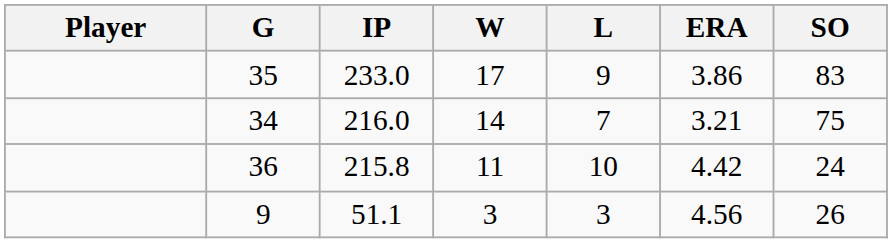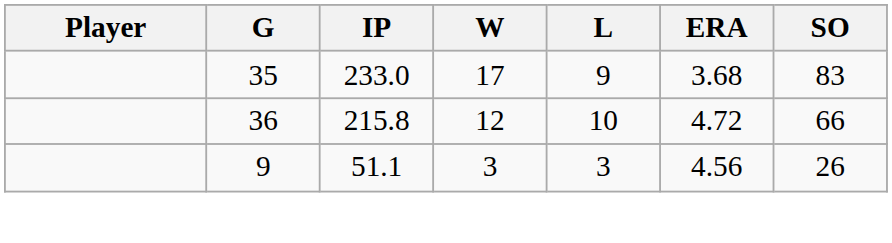(717, 74) 3.86 -> (717, 74) 3.68
- row: (263, 120)
(490, 167) 11 -> (490, 120) 12
(717, 167) 4.42 -> (717, 120) 4.72
(830, 167) 24 -> (830, 120) 66
